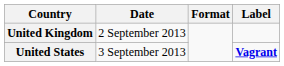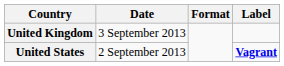(142, 33) 2 September 2013 -> (142, 33) 3 September 2013
(142, 52) 3 September 2013 -> (142, 52) 2 September 2013
